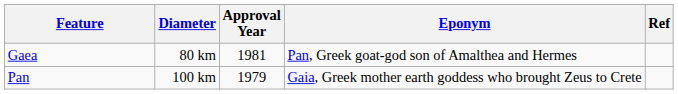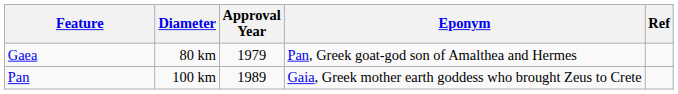(252, 54) 1981 -> (252, 54) 1979
(252, 77) 1979 -> (252, 77) 1989
